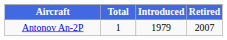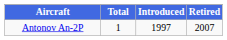(161, 27) 1979 -> (161, 27) 1997
